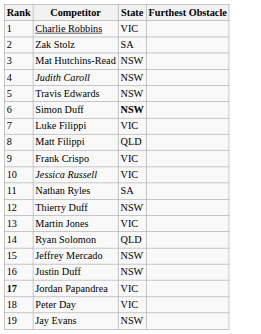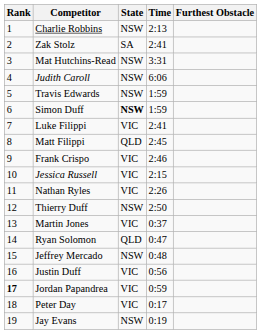+ column: (160, 12)
(129, 28) VIC -> (132, 28) NSW
(127, 191) SA -> (129, 191) VIC
(132, 272) NSW -> (129, 272) VIC
